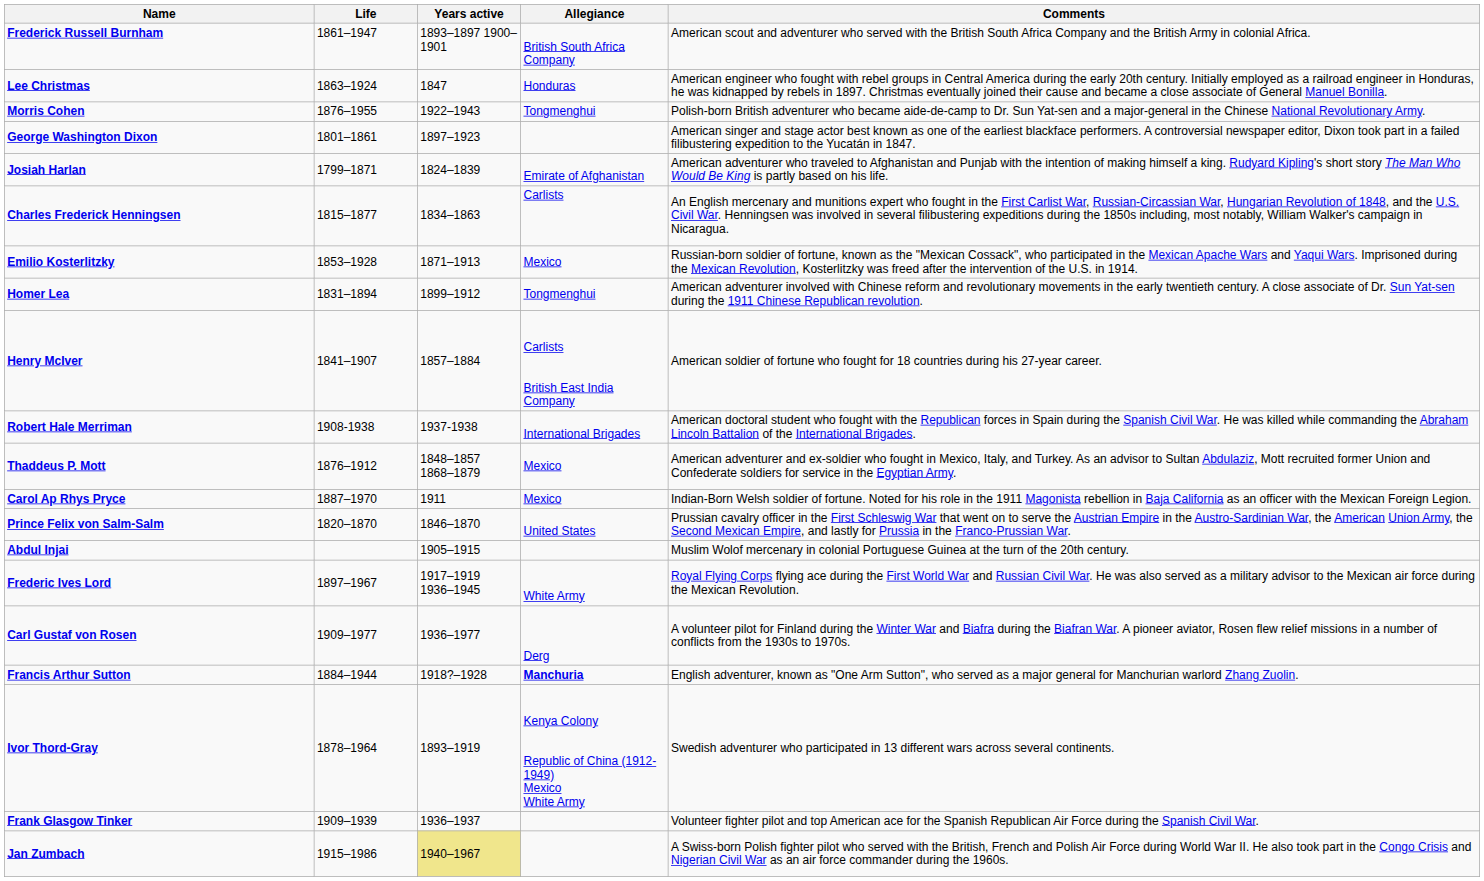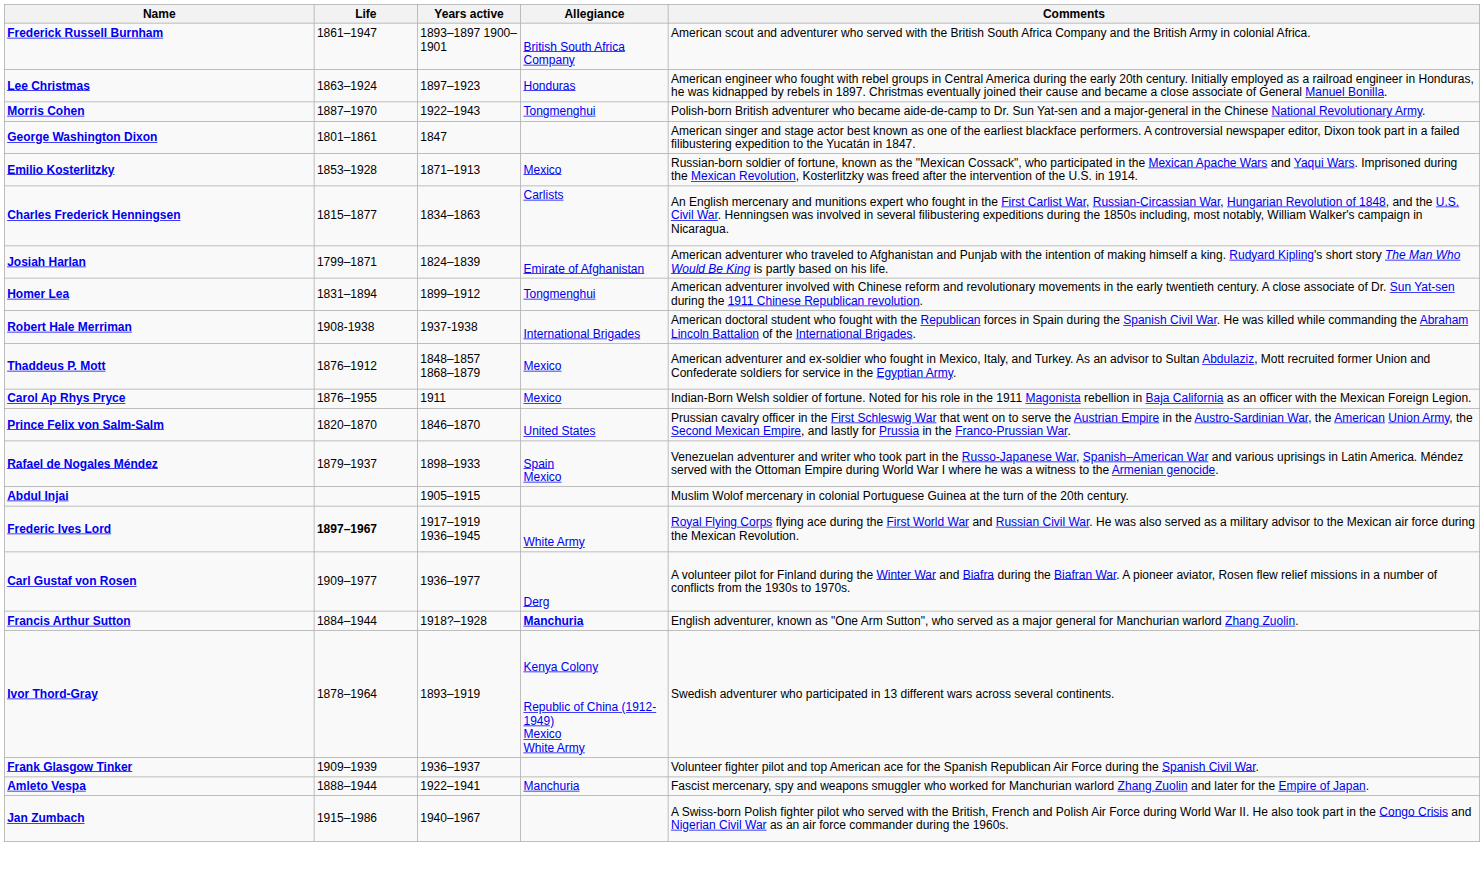(434, 85) 1847 -> (450, 85) 1897–1923
(347, 111) 1876–1955 -> (347, 111) 1887–1970
(450, 137) 1897–1923 -> (434, 137) 1847
rows swapped: (46, 169) <-> (61, 261)
- row: (45, 360)
(347, 498) 1887–1970 -> (347, 398) 1876–1955
+ row: (82, 463)
(347, 582) normal -> (347, 528) bold
+ row: (46, 786)
(450, 853) khaki background -> (450, 818) no background
